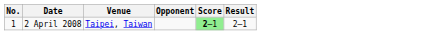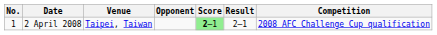+ column: (344, 11)
